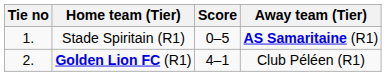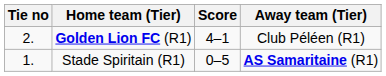rows swapped: (123, 37) <-> (123, 60)
